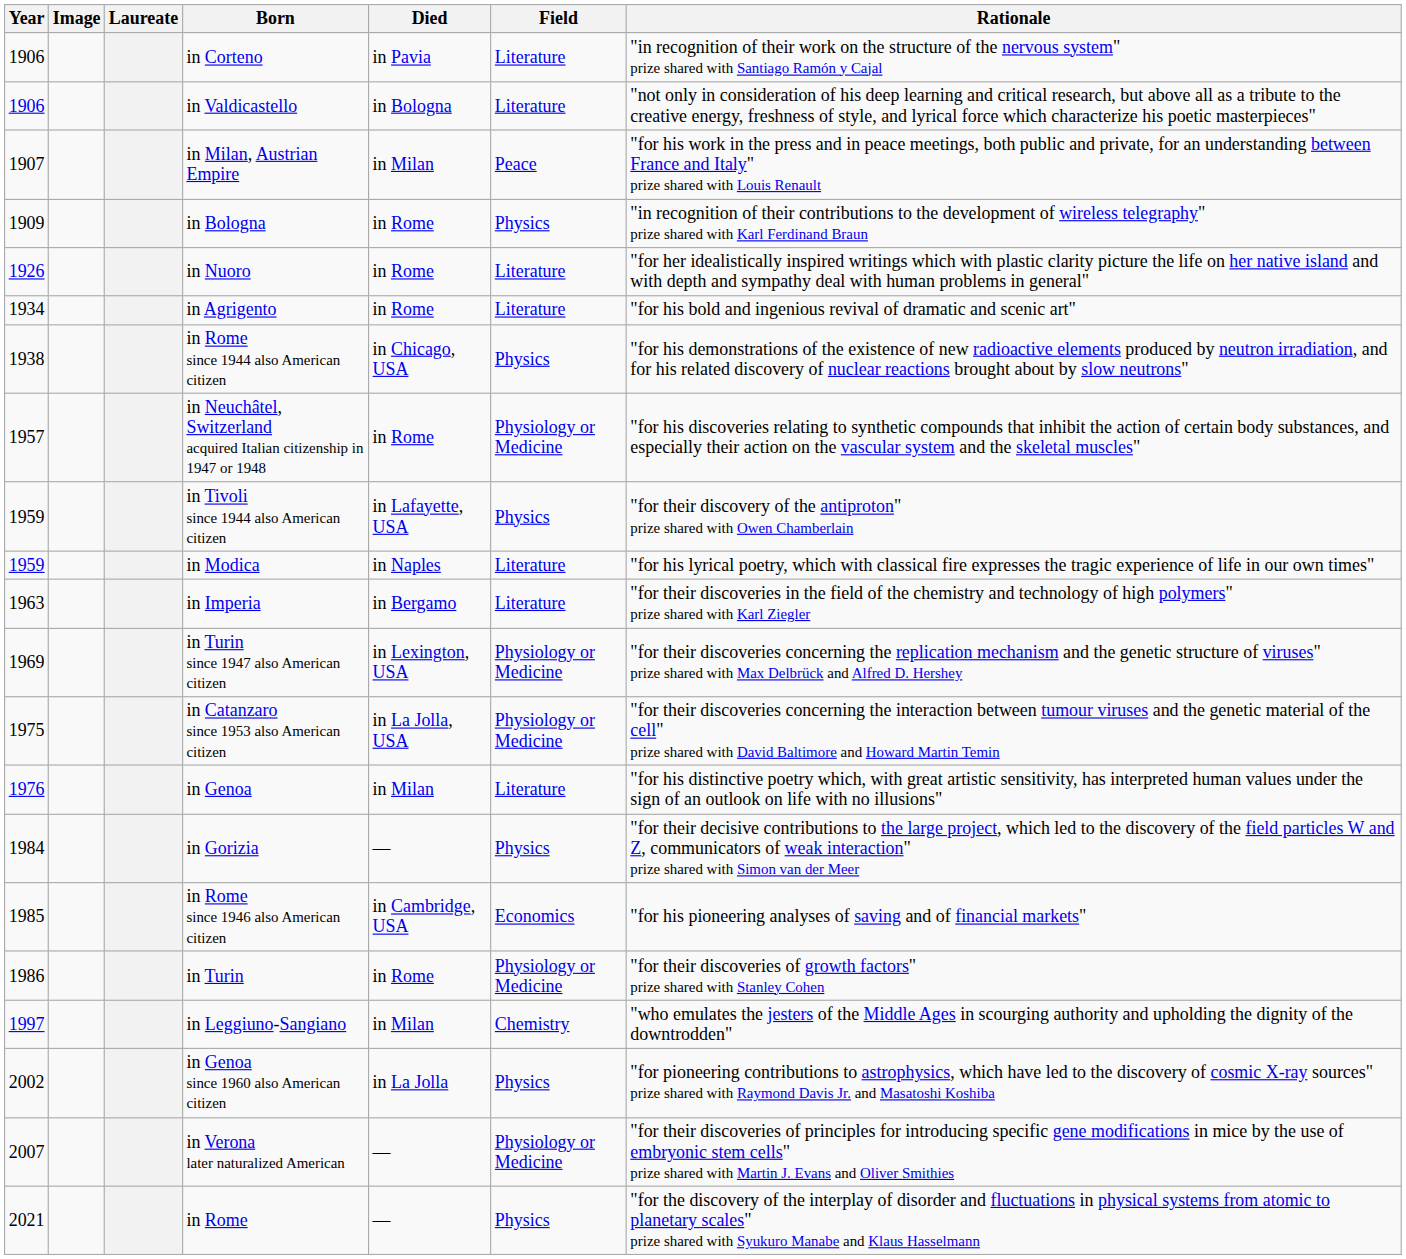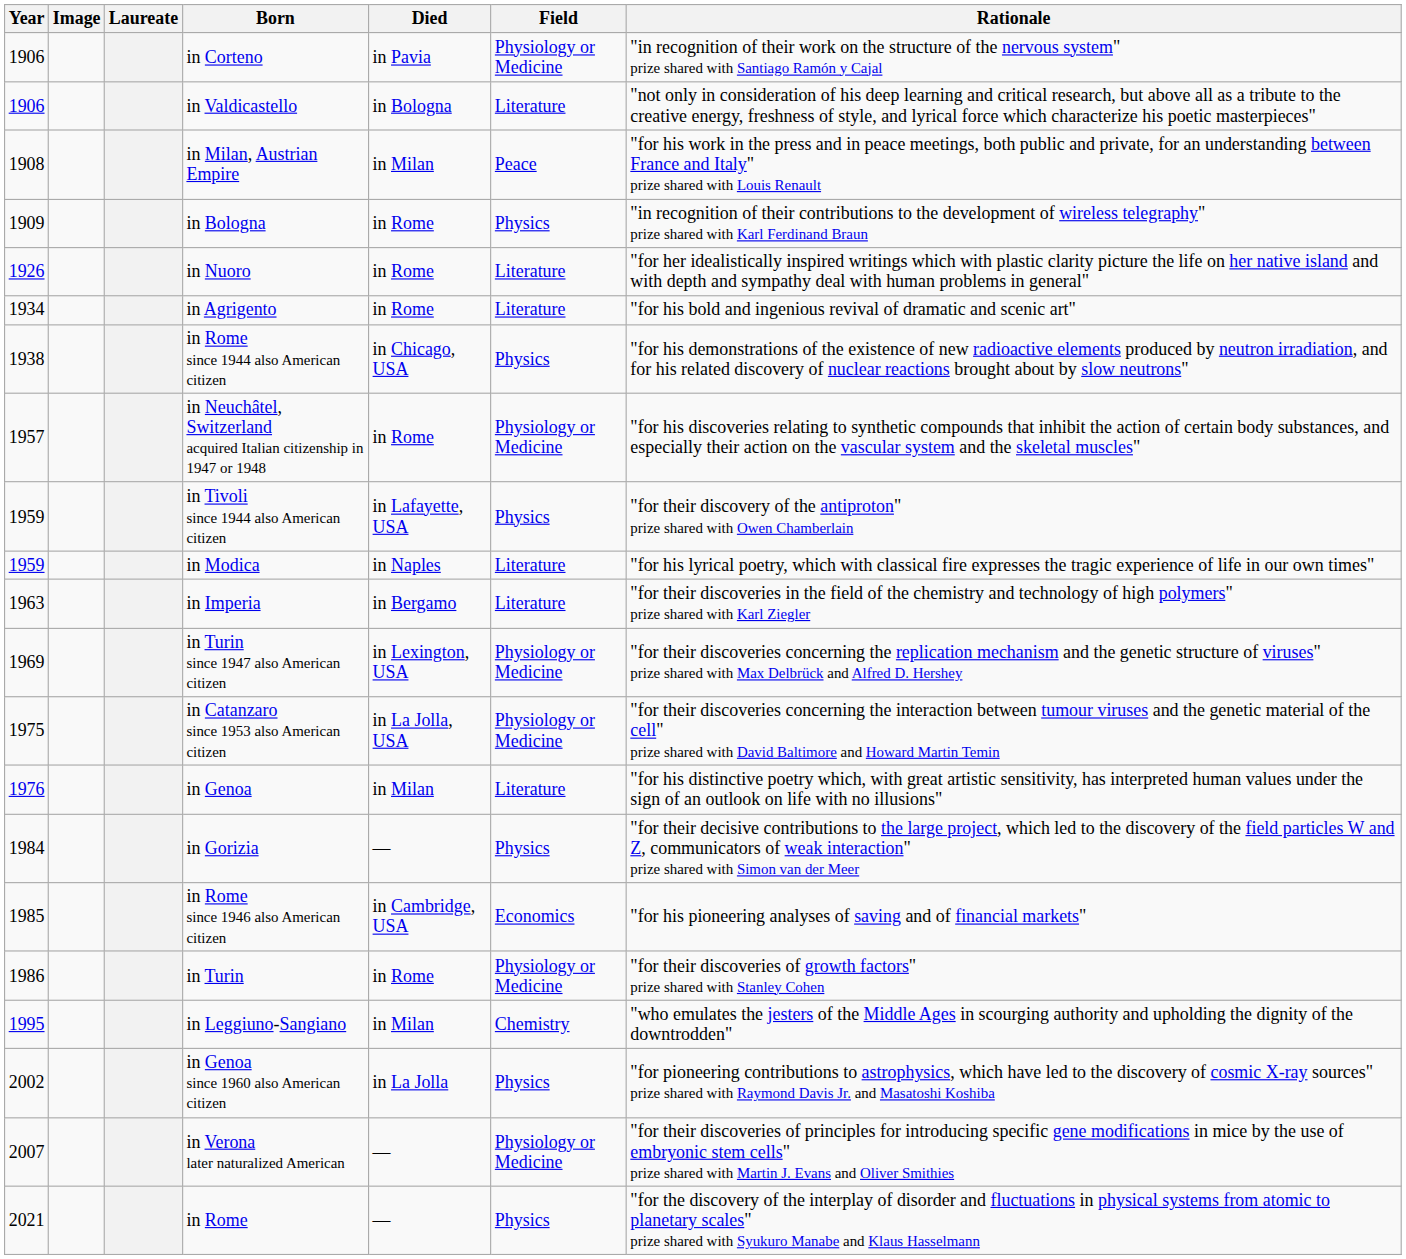(530, 57) Literature -> (545, 57) Physiology or Medicine
(27, 164) 1907 -> (27, 164) 1908
(27, 1024) 1997 -> (27, 1024) 1995
